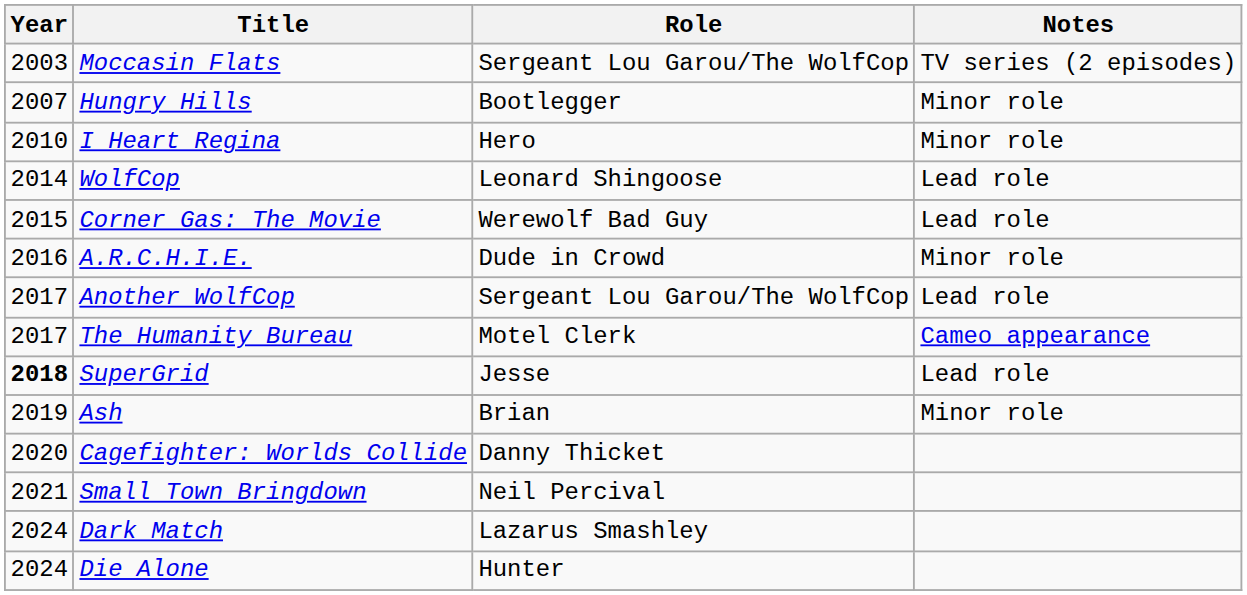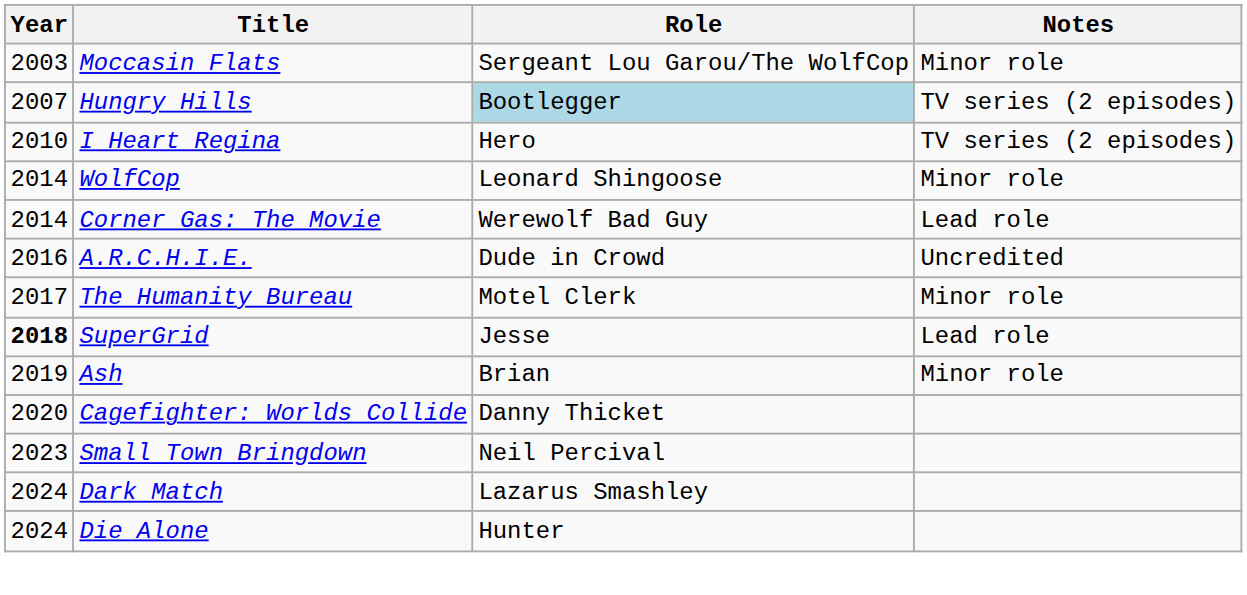(1078, 63) TV series (2 episodes) -> (992, 63) Minor role
(550, 102) no background -> (550, 102) lightblue background
(992, 102) Minor role -> (1078, 102) TV series (2 episodes)
(992, 141) Minor role -> (1078, 141) TV series (2 episodes)
(985, 180) Lead role -> (992, 180) Minor role
(39, 219) 2015 -> (39, 219) 2014
(992, 258) Minor role -> (992, 258) Uncredited
- row: (187, 297)
(1035, 336) Cameo appearance -> (992, 297) Minor role
(39, 492) 2021 -> (39, 453) 2023
